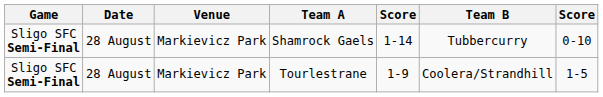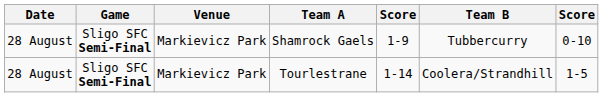columns swapped: (44, 14) <-> (119, 14)
(398, 41) 1-14 -> (398, 41) 1-9
(398, 75) 1-9 -> (398, 75) 1-14
